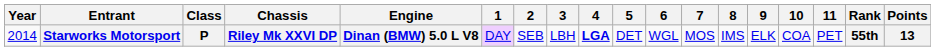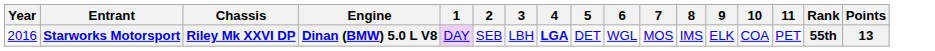- column: (204, 14)
(22, 35) 2014 -> (22, 35) 2016
